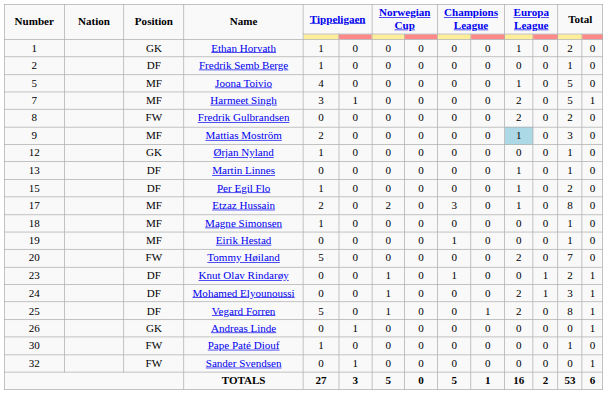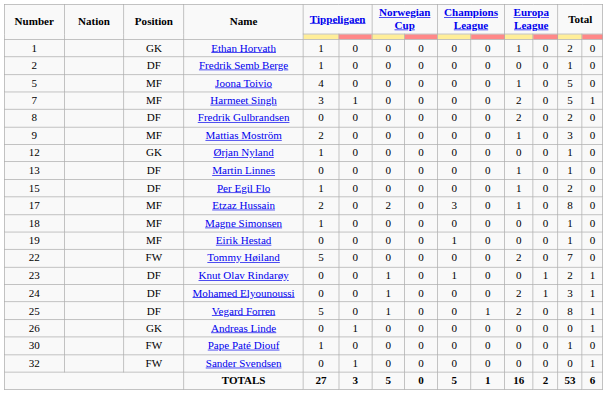(154, 118) FW -> (154, 118) DF
(519, 135) lightblue background -> (519, 135) no background
(34, 258) 20 -> (34, 258) 22
